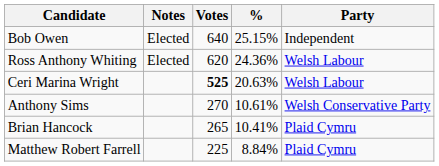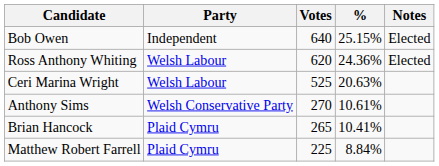columns swapped: (358, 15) <-> (168, 15)
(218, 82) bold -> (321, 82) normal
